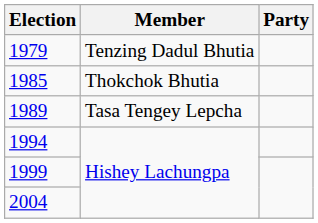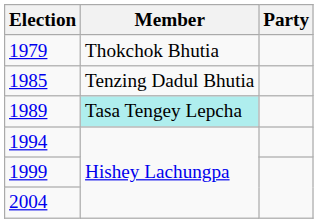(170, 50) Tenzing Dadul Bhutia -> (152, 50) Thokchok Bhutia
(152, 80) Thokchok Bhutia -> (170, 80) Tenzing Dadul Bhutia
(164, 111) no background -> (164, 111) paleturquoise background
